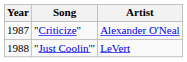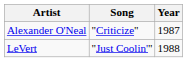columns swapped: (18, 13) <-> (140, 13)
